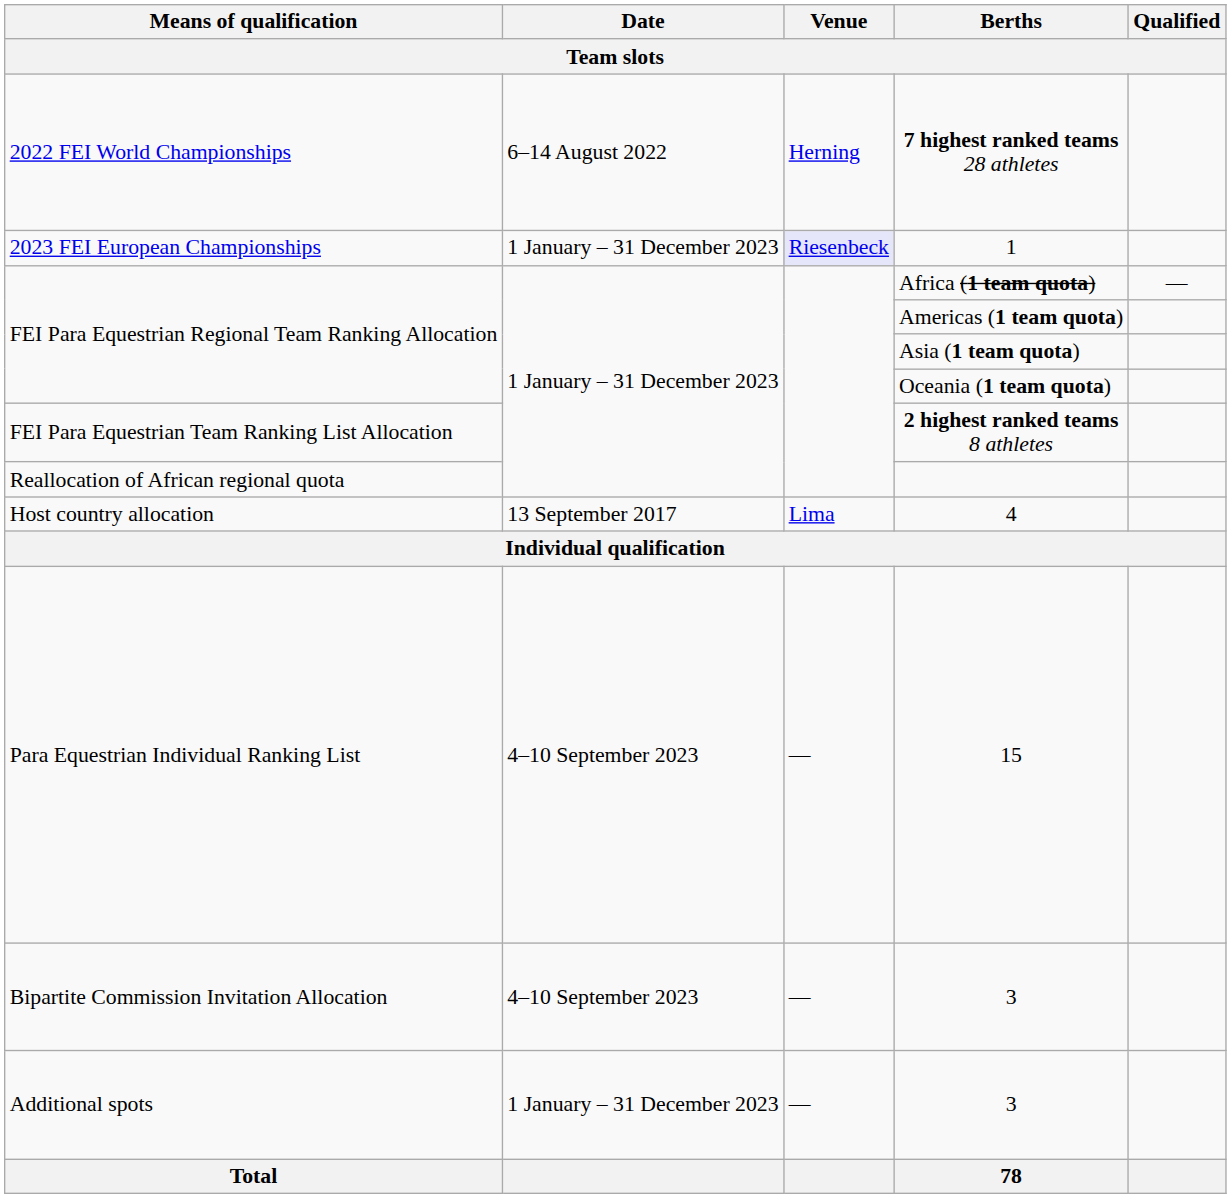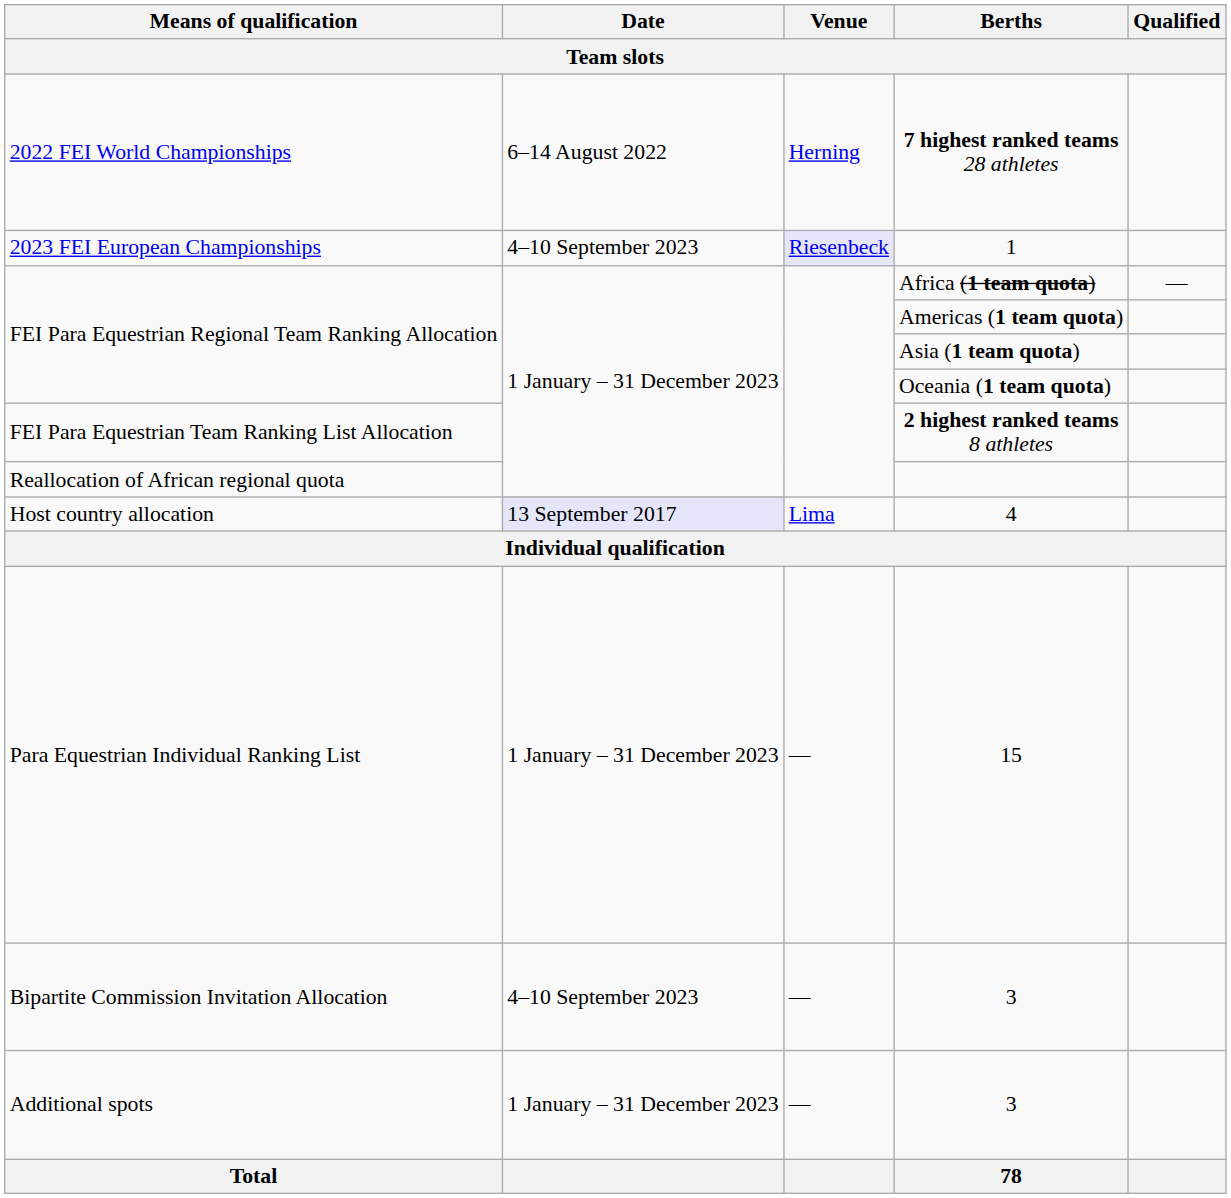(643, 247) 1 January – 31 December 2023 -> (603, 247) 4–10 September 2023
(592, 513) no background -> (592, 513) lavender background
(603, 754) 4–10 September 2023 -> (643, 754) 1 January – 31 December 2023
